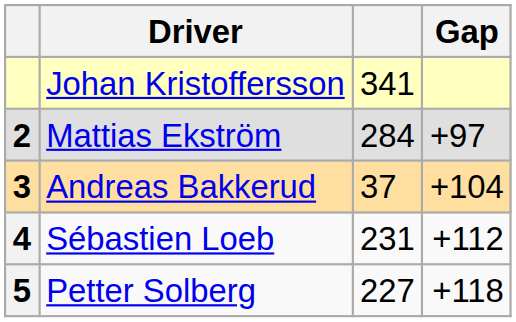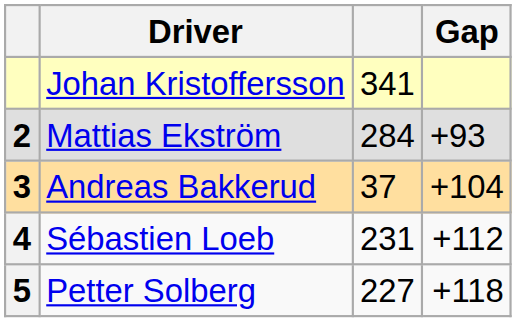(458, 135) +97 -> (458, 135) +93
